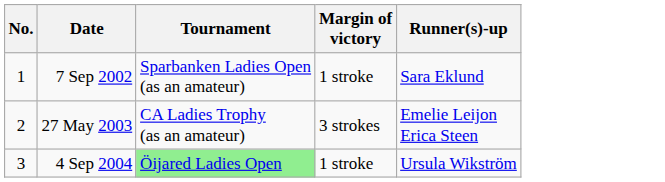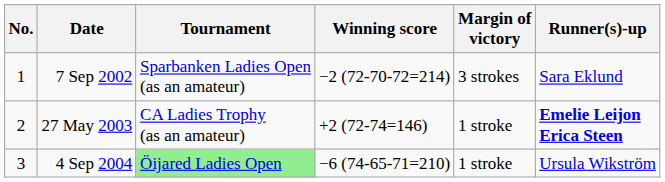+ column: (385, 28)
(346, 77) 1 stroke -> (489, 77) 3 strokes
(349, 125) 3 strokes -> (485, 125) 1 stroke
(449, 125) normal -> (590, 125) bold
